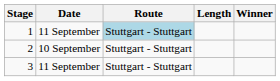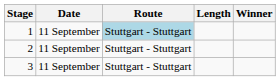(69, 48) 10 September -> (69, 48) 11 September
